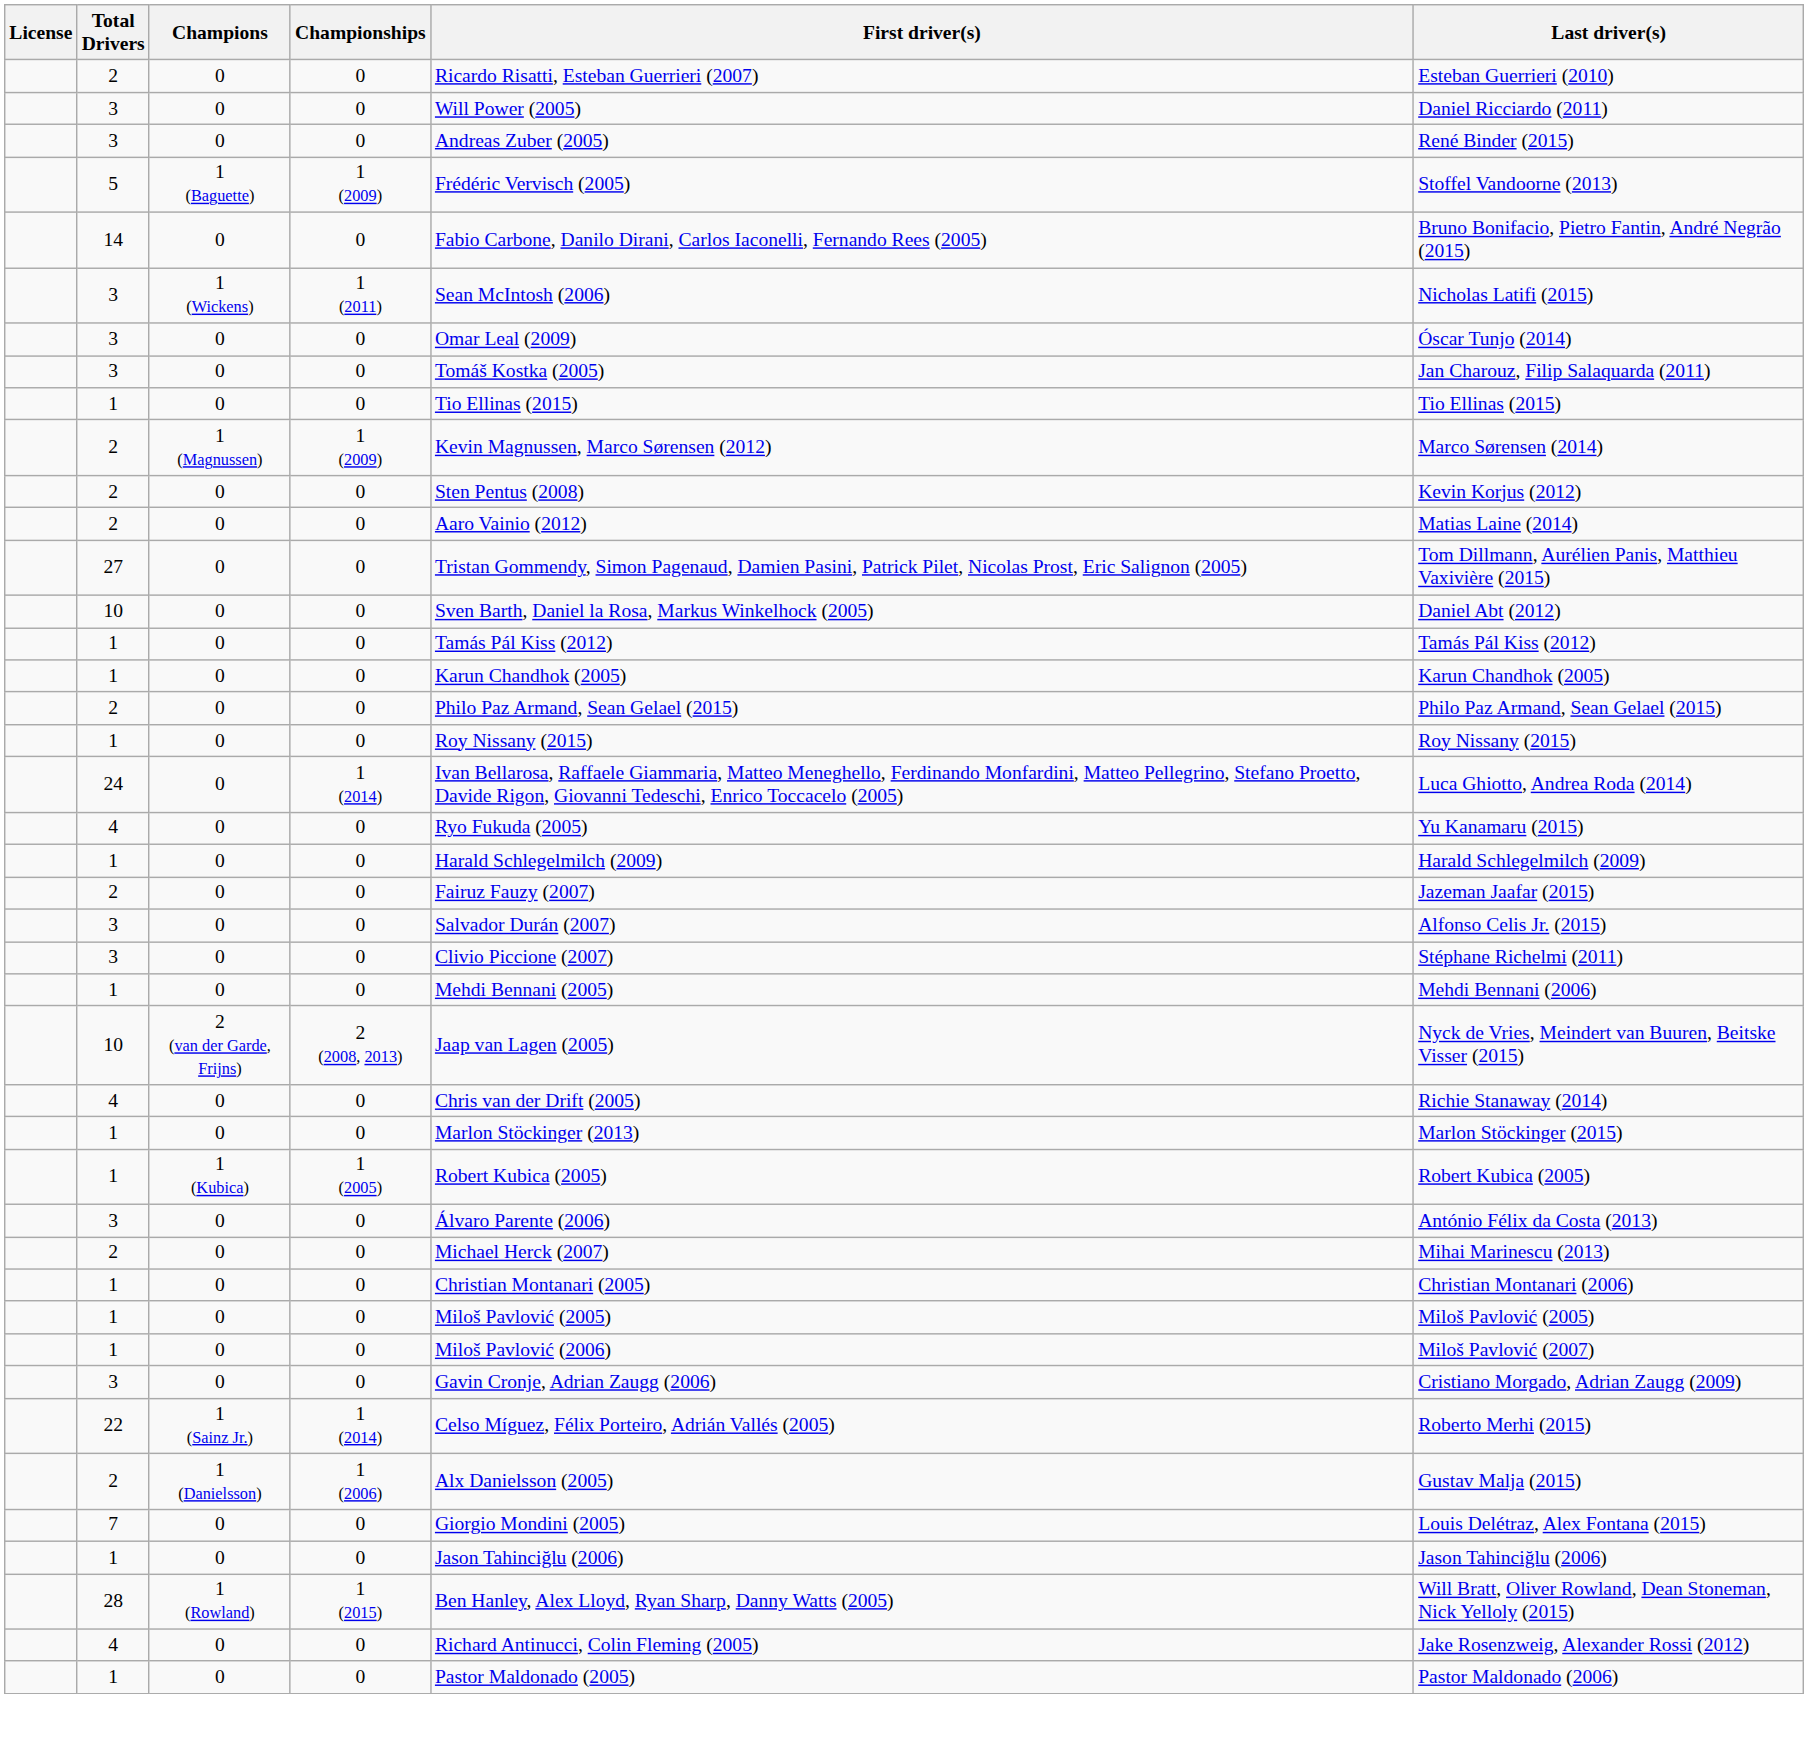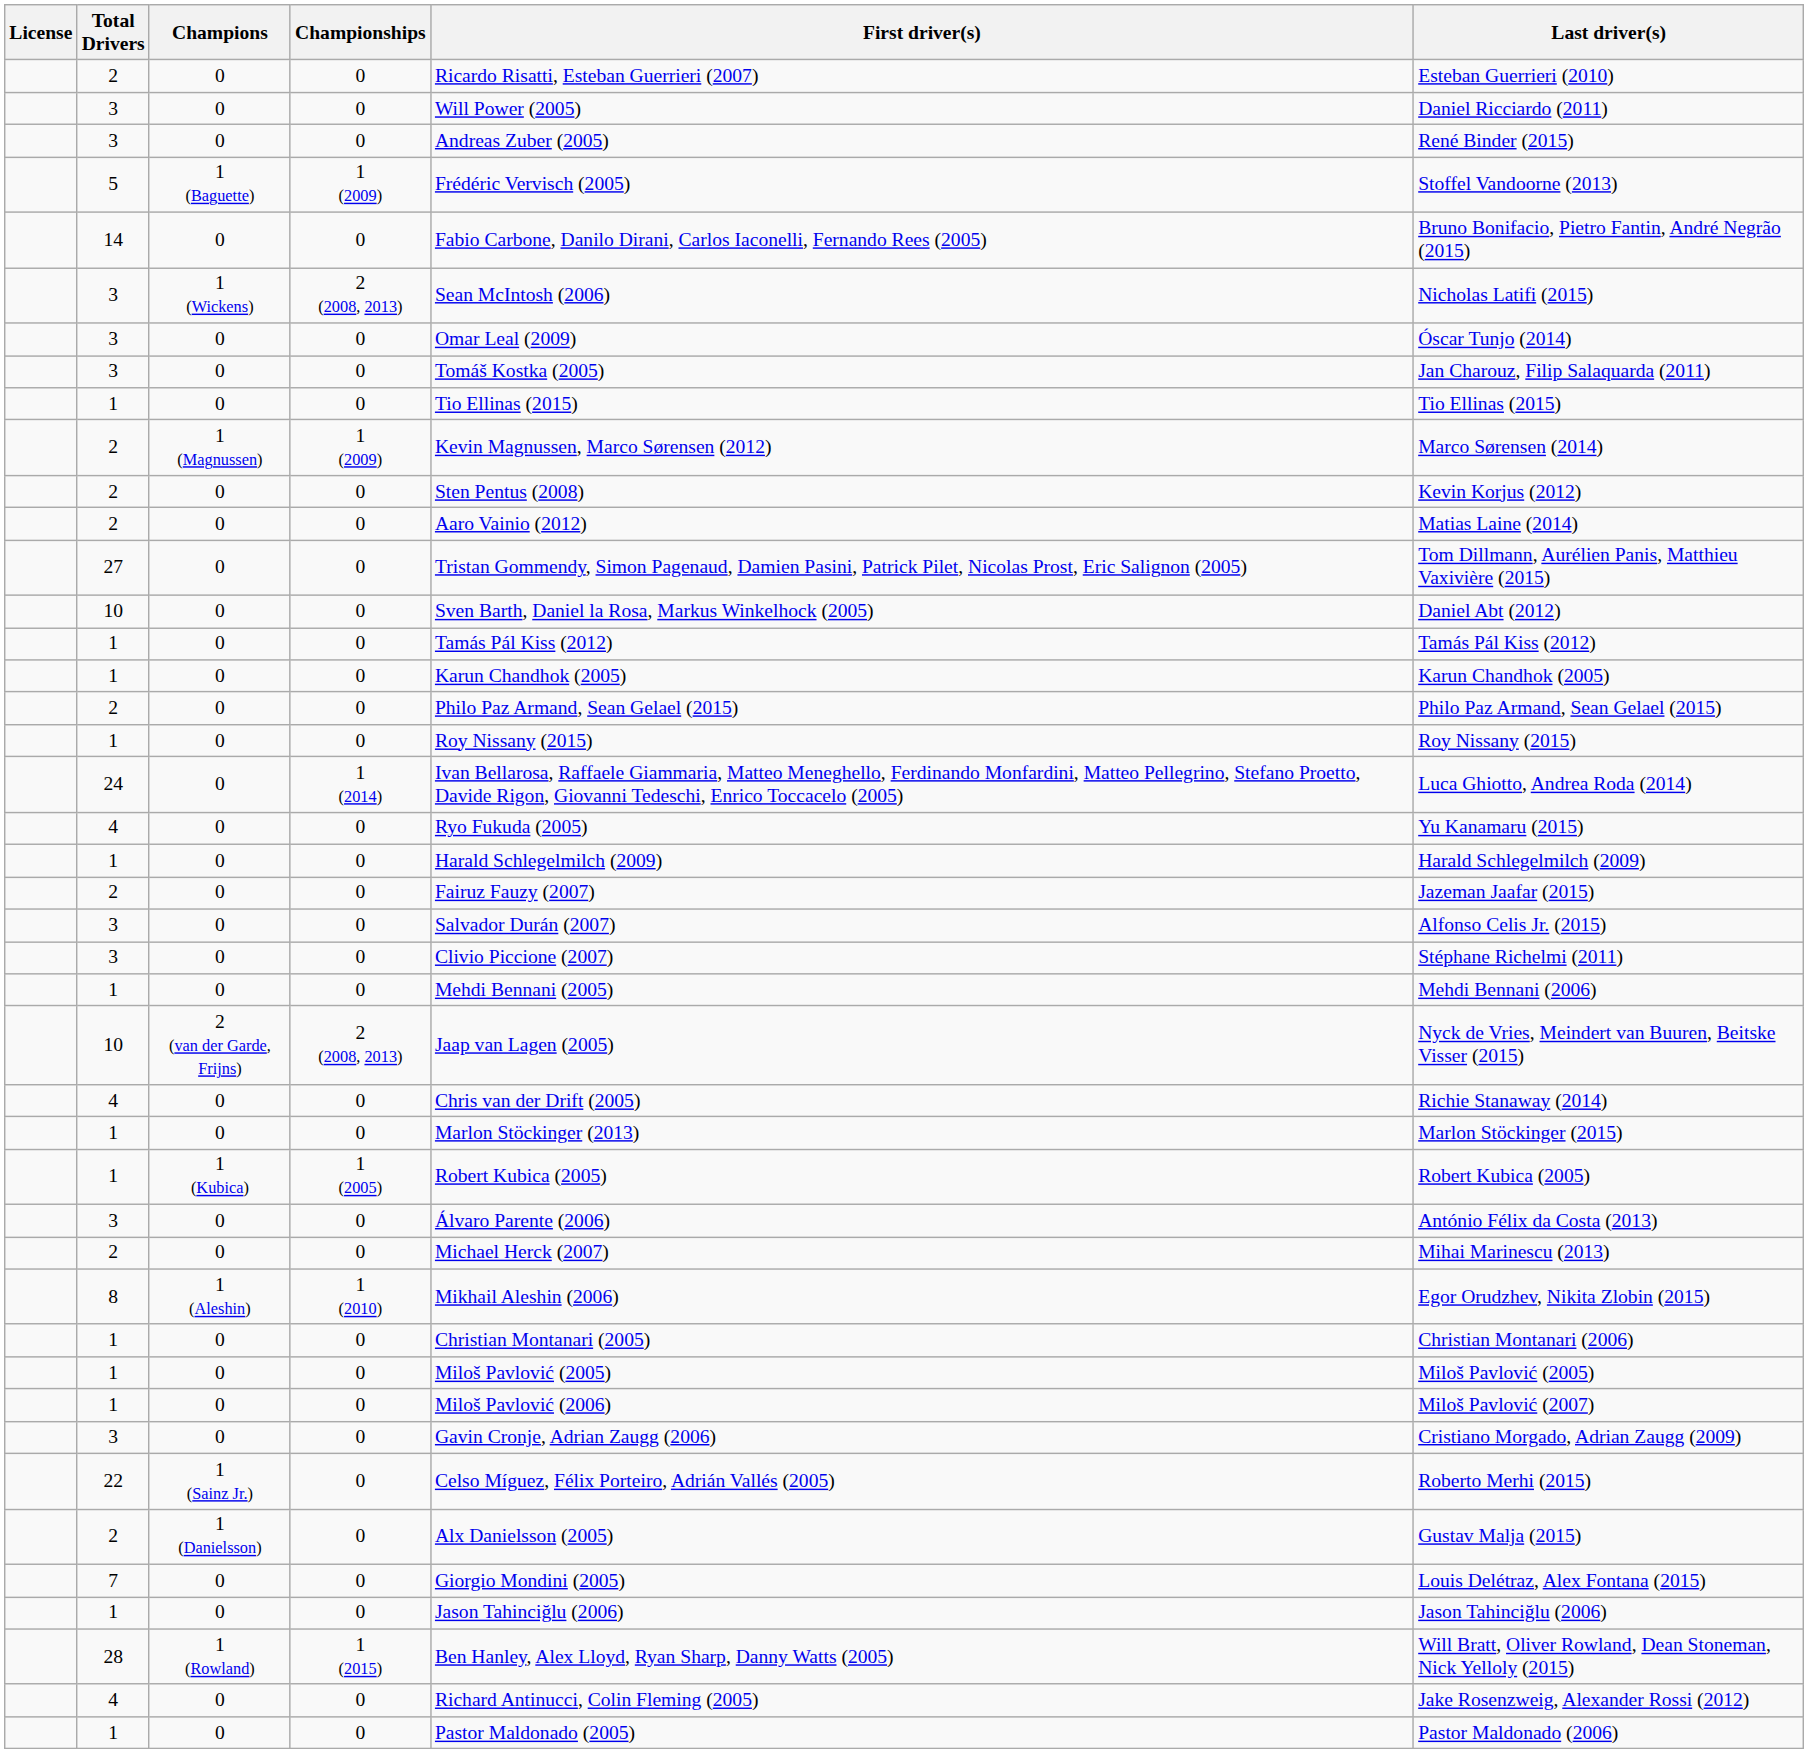(360, 294) 1 (2011) -> (360, 294) 2 (2008, 2013)
+ row: (113, 1296)
(360, 1424) 1 (2014) -> (360, 1480) 0
(360, 1479) 1 (2006) -> (360, 1536) 0
